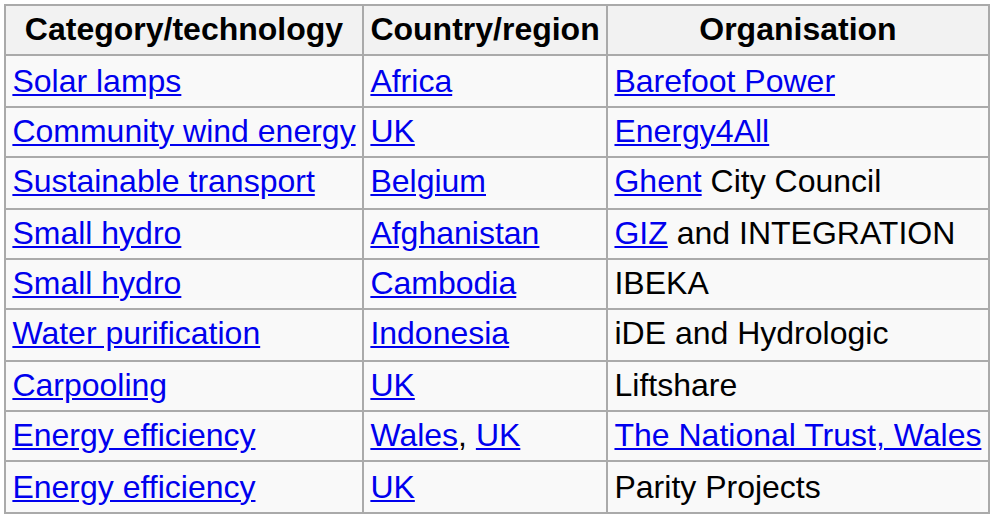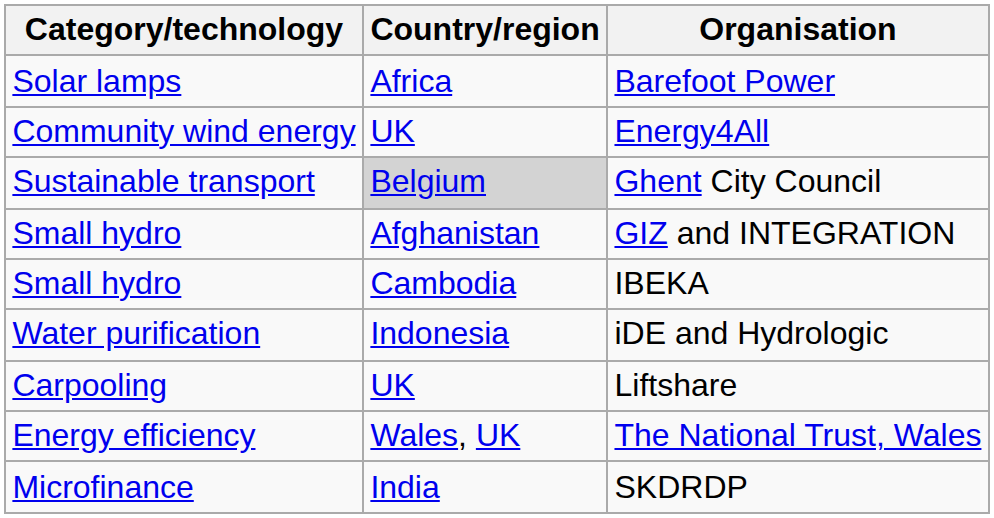(428, 182) no background -> (428, 182) lightgrey background
- row: (718, 486)
+ row: (681, 486)
